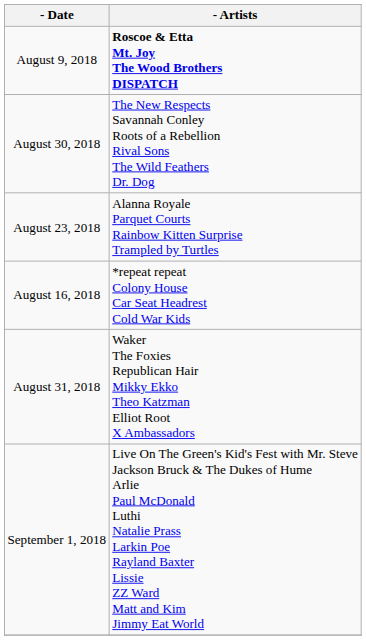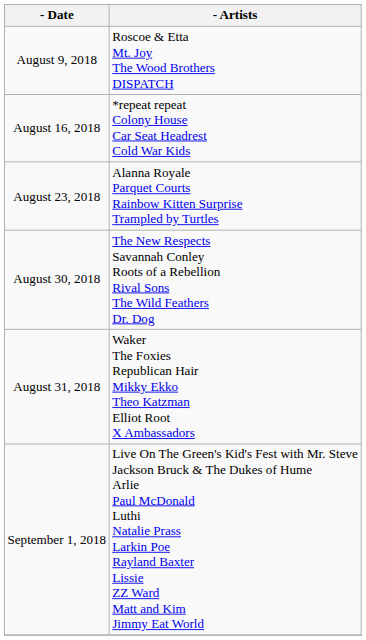(167, 60) bold -> (164, 60) normal
rows swapped: (57, 295) <-> (57, 144)
